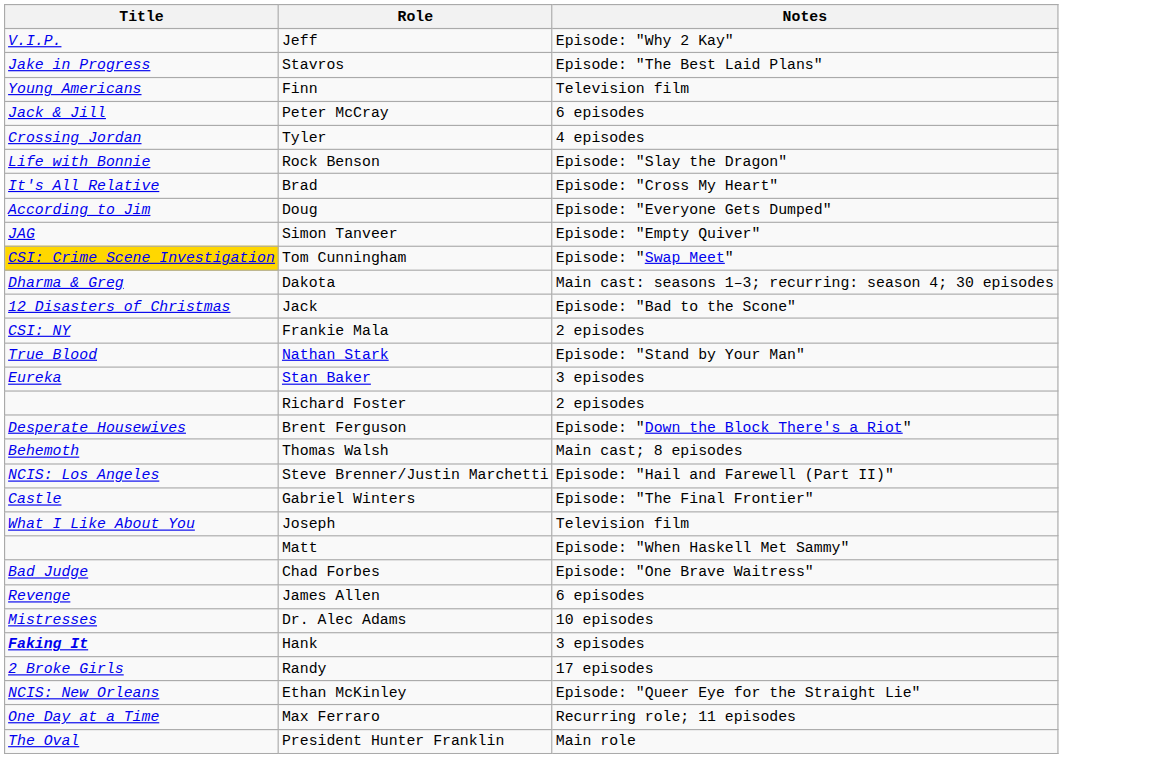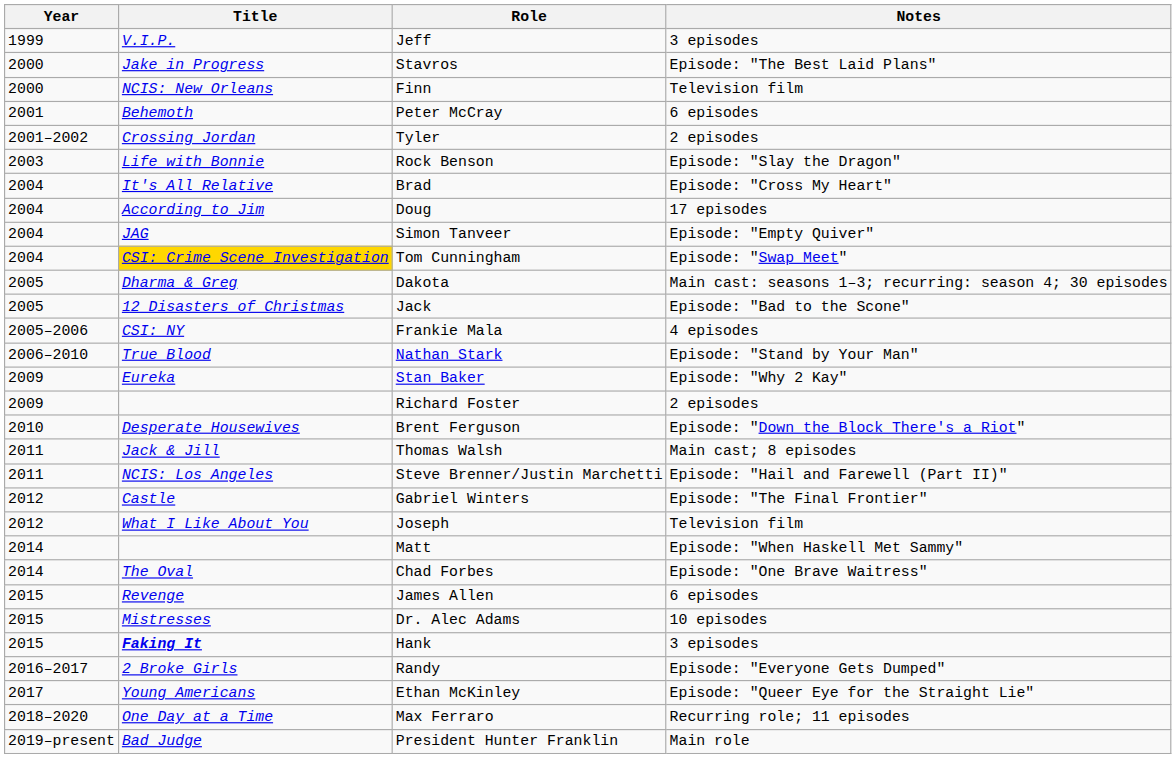+ column: (61, 17)
(645, 41) Episode: "Why 2 Kay" -> (714, 41) 3 episodes
(75, 89) Young Americans -> (197, 89) NCIS: New Orleans
(57, 113) Jack & Jill -> (157, 113) Behemoth
(600, 137) 4 episodes -> (714, 137) 2 episodes
(694, 210) Episode: "Everyone Gets Dumped" -> (719, 210) 17 episodes
(600, 331) 2 episodes -> (714, 331) 4 episodes
(600, 379) 3 episodes -> (759, 379) Episode: "Why 2 Kay"
(44, 451) Behemoth -> (171, 451) Jack & Jill
(48, 572) Bad Judge -> (157, 572) The Oval
(605, 669) 17 episodes -> (807, 669) Episode: "Everyone Gets Dumped"
(84, 693) NCIS: New Orleans -> (189, 693) Young Americans
(44, 741) The Oval -> (162, 741) Bad Judge
